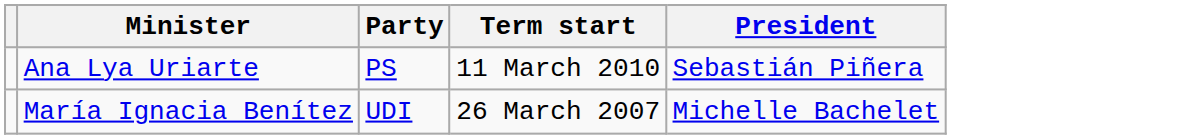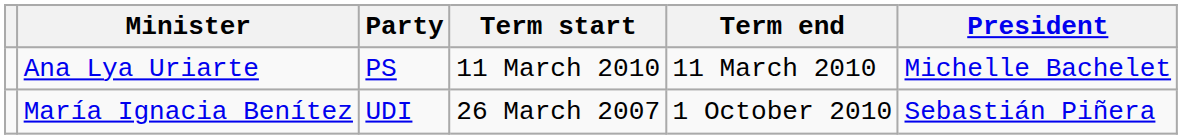+ column: (782, 26)
(798, 69) Sebastián Piñera -> (1038, 69) Michelle Bachelet
(806, 111) Michelle Bachelet -> (1030, 111) Sebastián Piñera
